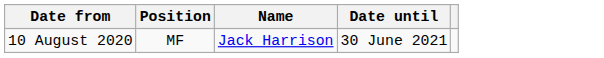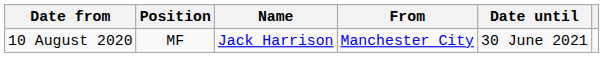+ column: (407, 17)
